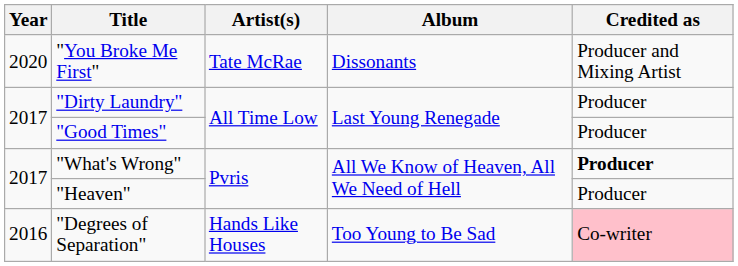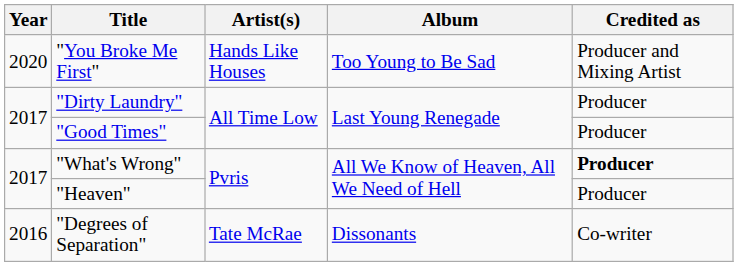(255, 60) Tate McRae -> (253, 60) Hands Like Houses
(374, 60) Dissonants -> (414, 60) Too Young to Be Sad
(253, 234) Hands Like Houses -> (255, 234) Tate McRae
(414, 234) Too Young to Be Sad -> (374, 234) Dissonants
(614, 234) pink background -> (614, 234) no background
